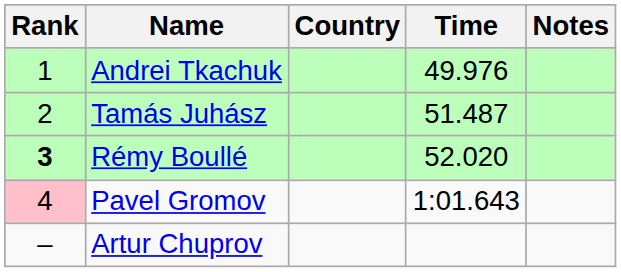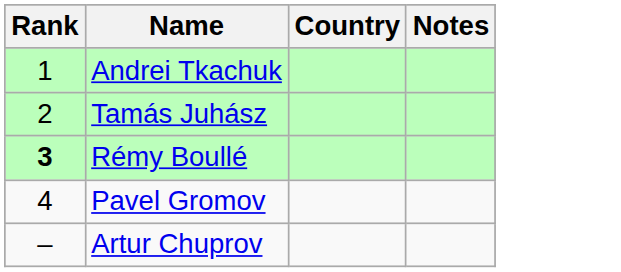- column: (466, 26)
(45, 200) pink background -> (45, 200) no background
